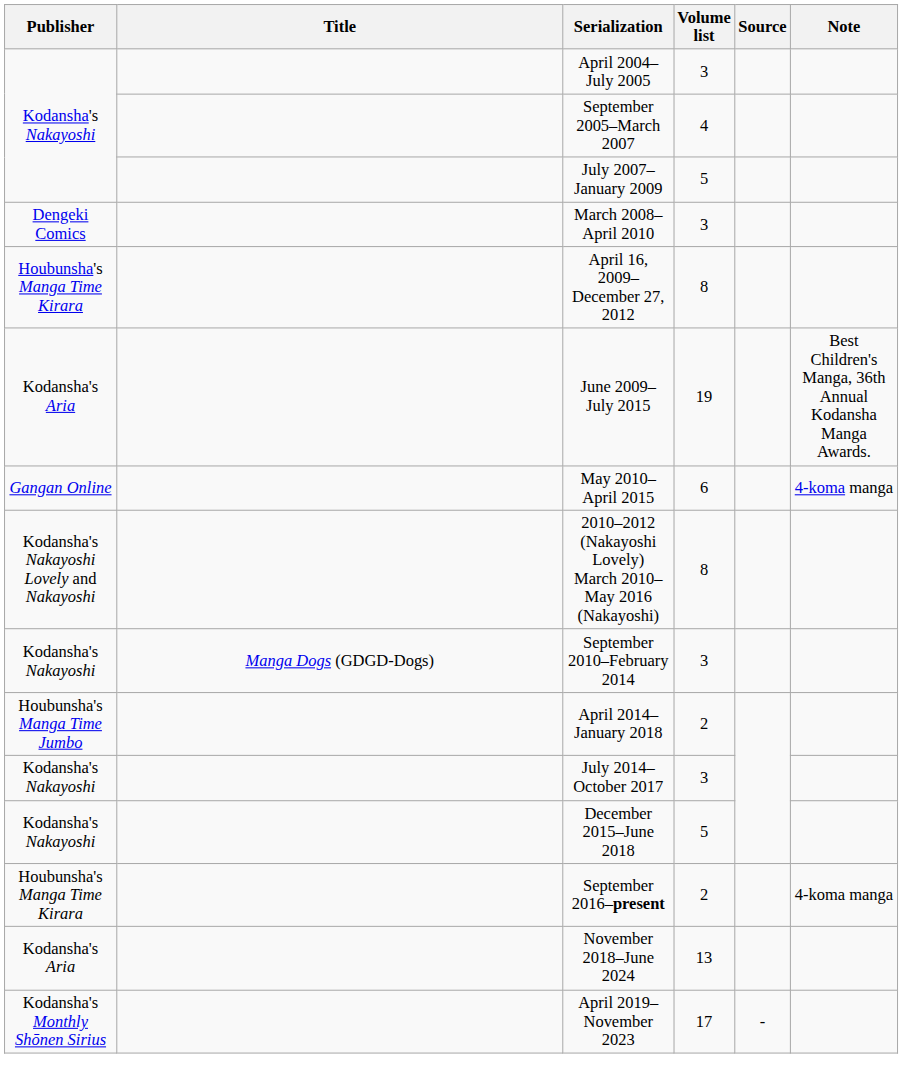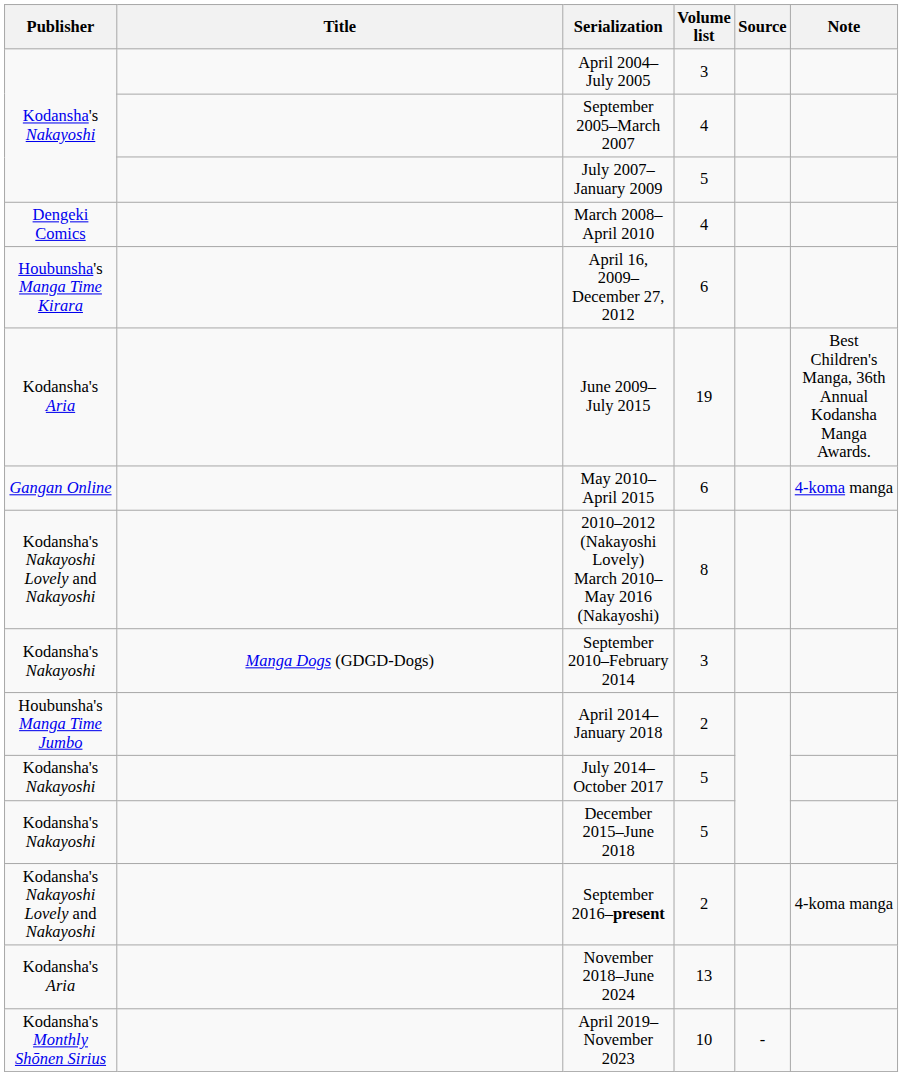(704, 224) 3 -> (704, 224) 4
(704, 287) 8 -> (704, 287) 6
(704, 777) 3 -> (704, 777) 5
(60, 894) Houbunsha's Manga Time Kirara -> (60, 904) Kodansha's Nakayoshi Lovely and Nakayoshi
(704, 1021) 17 -> (704, 1039) 10
